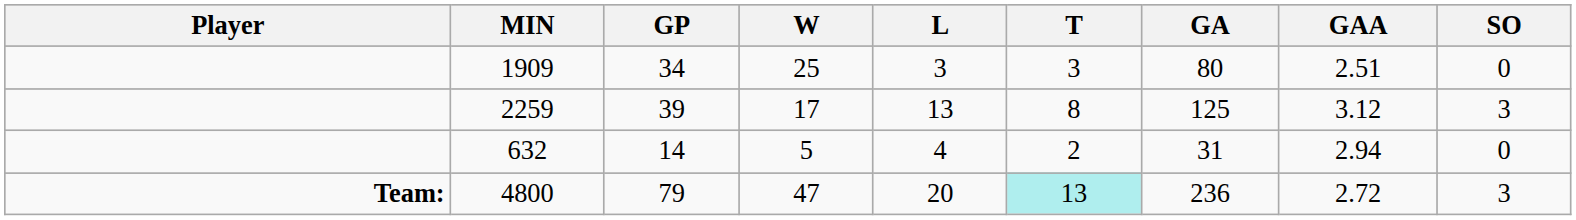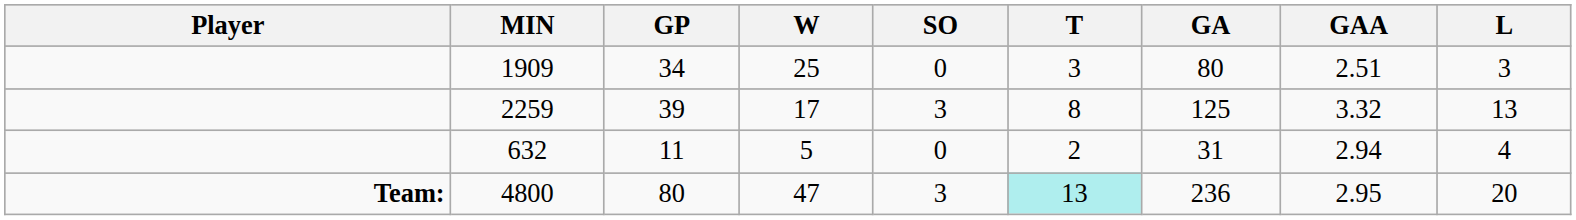columns swapped: (940, 25) <-> (1504, 25)
(1358, 109) 3.12 -> (1359, 109) 3.32
(672, 151) 14 -> (672, 151) 11
(672, 192) 79 -> (672, 192) 80
(1358, 192) 2.72 -> (1359, 192) 2.95
